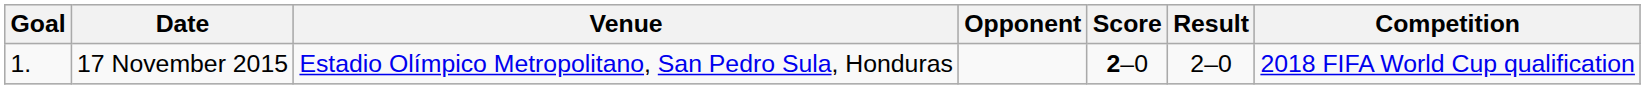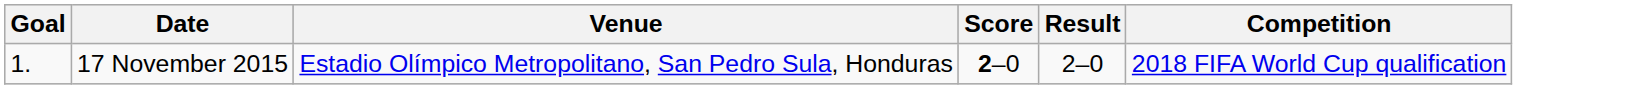- column: (1023, 24)
